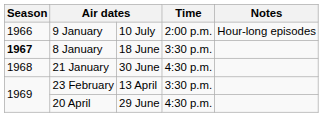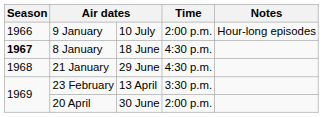(188, 49) 3:30 p.m. -> (188, 49) 4:30 p.m.
(139, 67) 30 June -> (139, 67) 29 June
(139, 103) 29 June -> (139, 103) 30 June
(188, 103) 4:30 p.m. -> (188, 103) 2:00 p.m.
